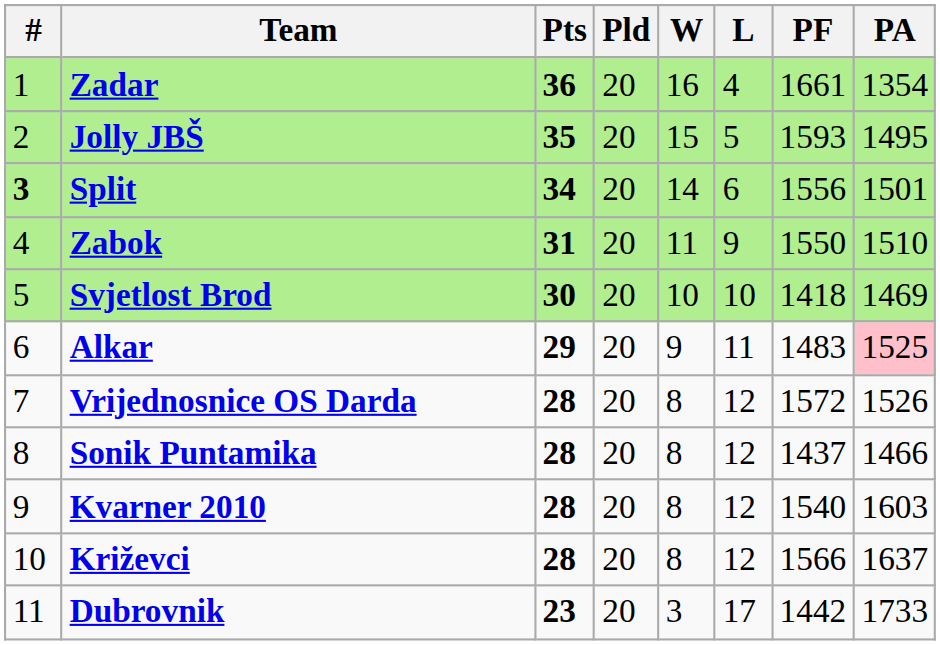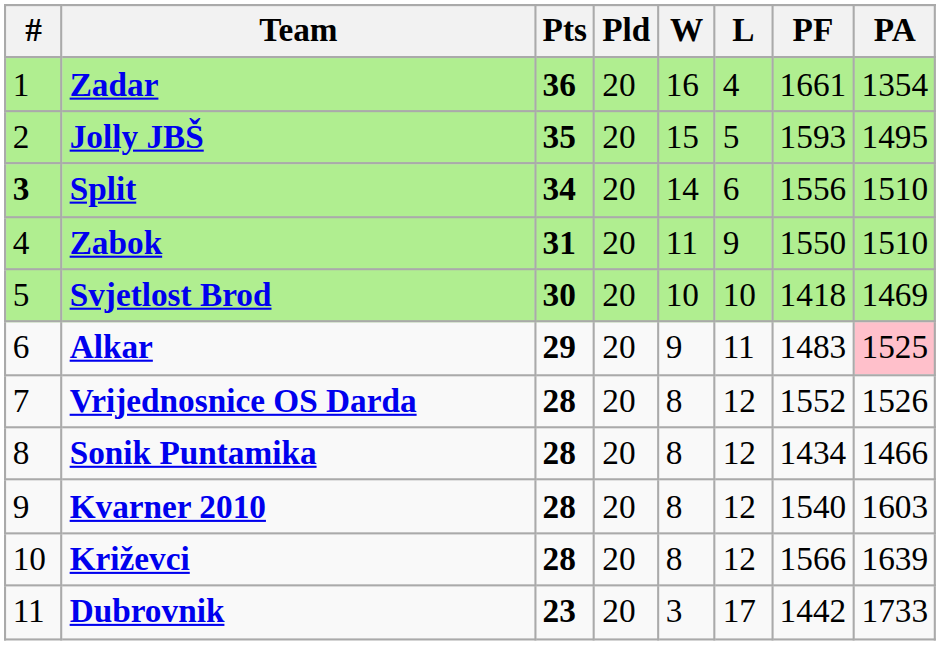(895, 189) 1501 -> (895, 189) 1510
(813, 400) 1572 -> (813, 400) 1552
(813, 453) 1437 -> (813, 453) 1434
(895, 558) 1637 -> (895, 558) 1639
